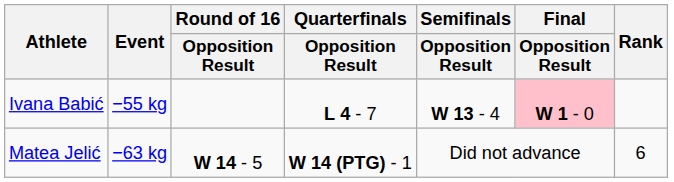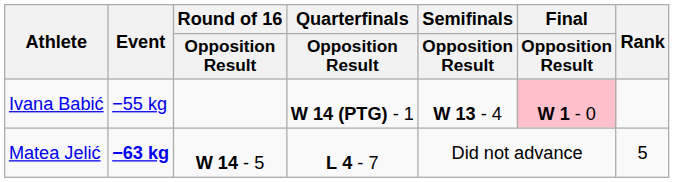(350, 114) L 4 - 7 -> (352, 114) W 14 (PTG) - 1
(140, 153) normal -> (141, 153) bold
(350, 163) W 14 (PTG) - 1 -> (352, 163) L 4 - 7
(641, 153) 6 -> (643, 153) 5
